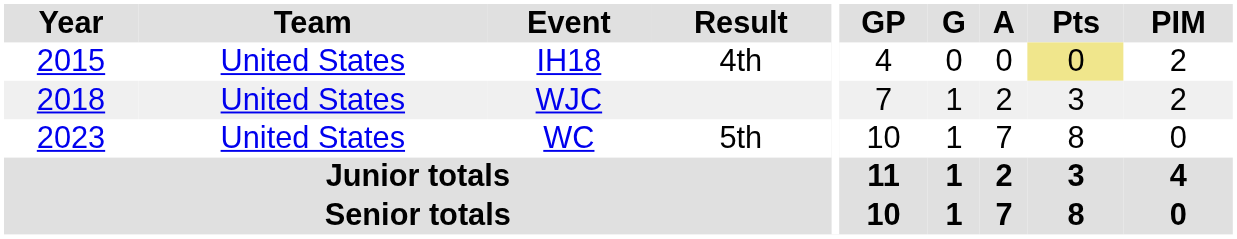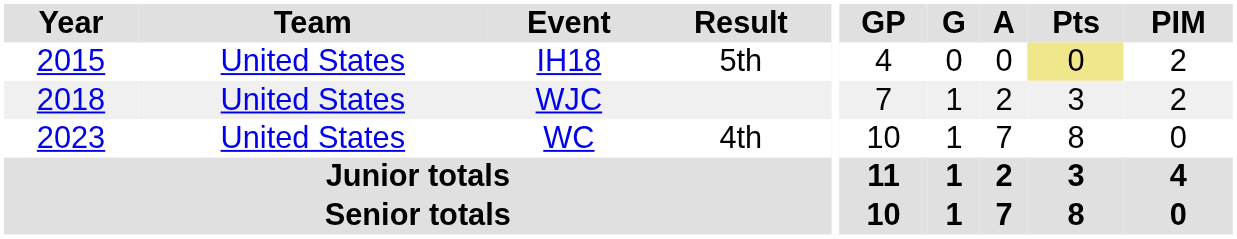(741, 61) 4th -> (741, 61) 5th
(741, 137) 5th -> (741, 137) 4th
